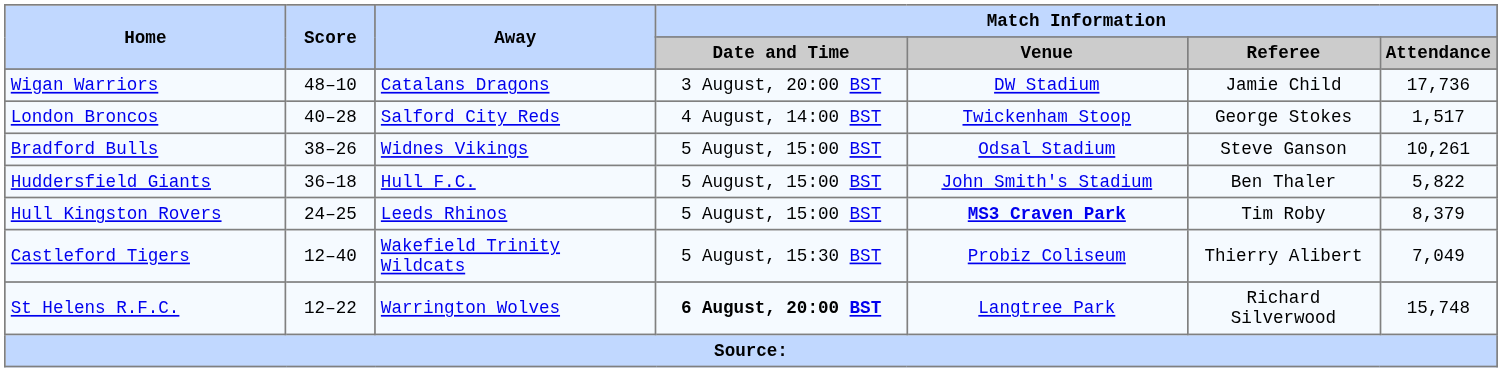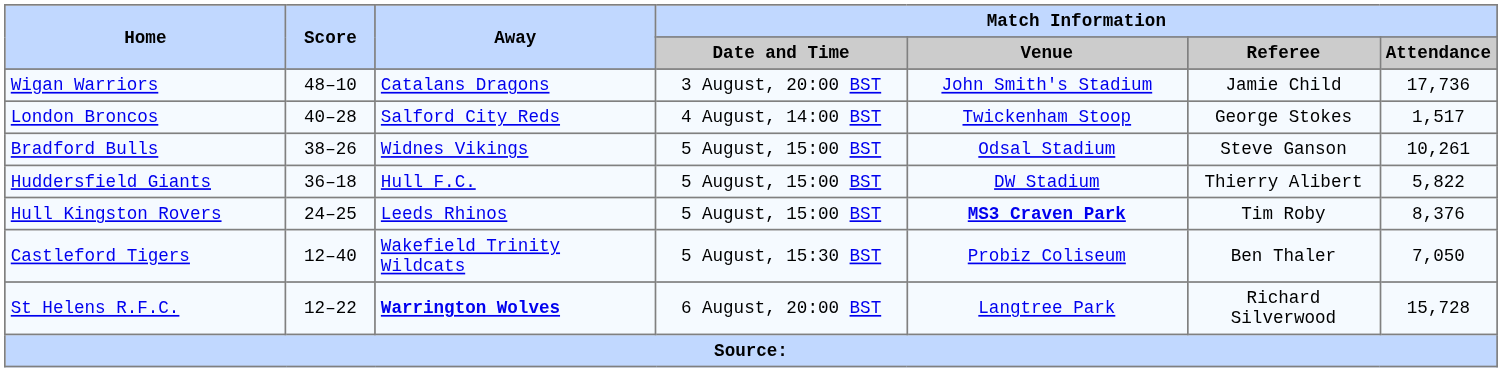(1047, 85) DW Stadium -> (1047, 85) John Smith's Stadium
(1047, 181) John Smith's Stadium -> (1047, 181) DW Stadium
(1283, 181) Ben Thaler -> (1283, 181) Thierry Alibert
(1438, 214) 8,379 -> (1438, 214) 8,376
(1283, 256) Thierry Alibert -> (1283, 256) Ben Thaler
(1438, 256) 7,049 -> (1438, 256) 7,050
(470, 308) normal -> (470, 308) bold
(781, 308) bold -> (781, 308) normal
(1438, 308) 15,748 -> (1438, 308) 15,728
